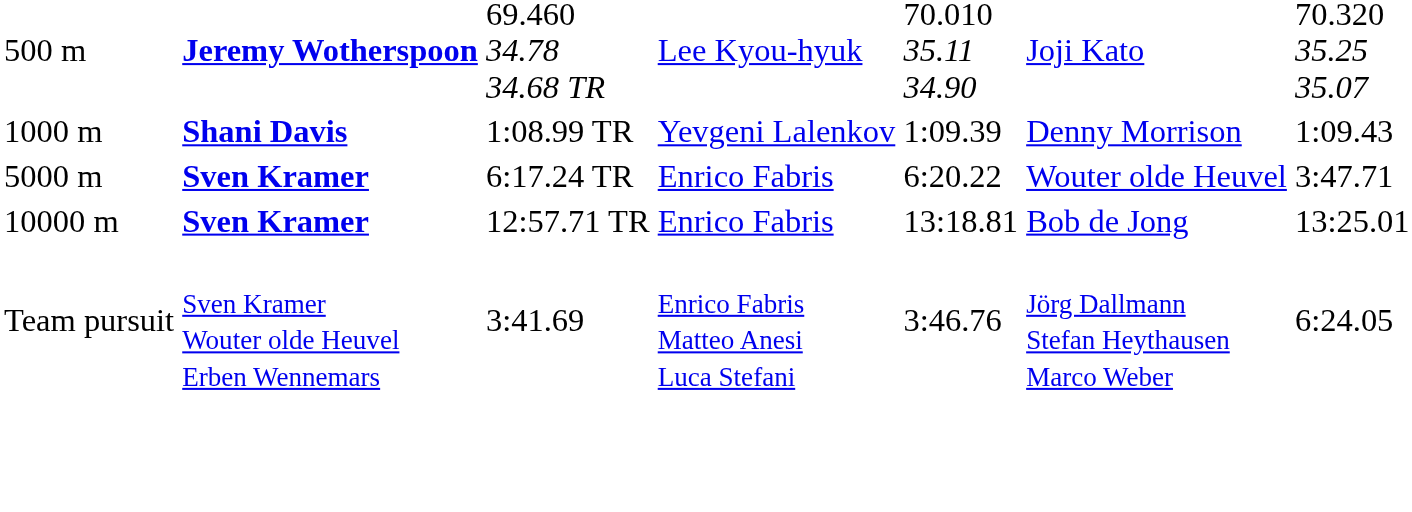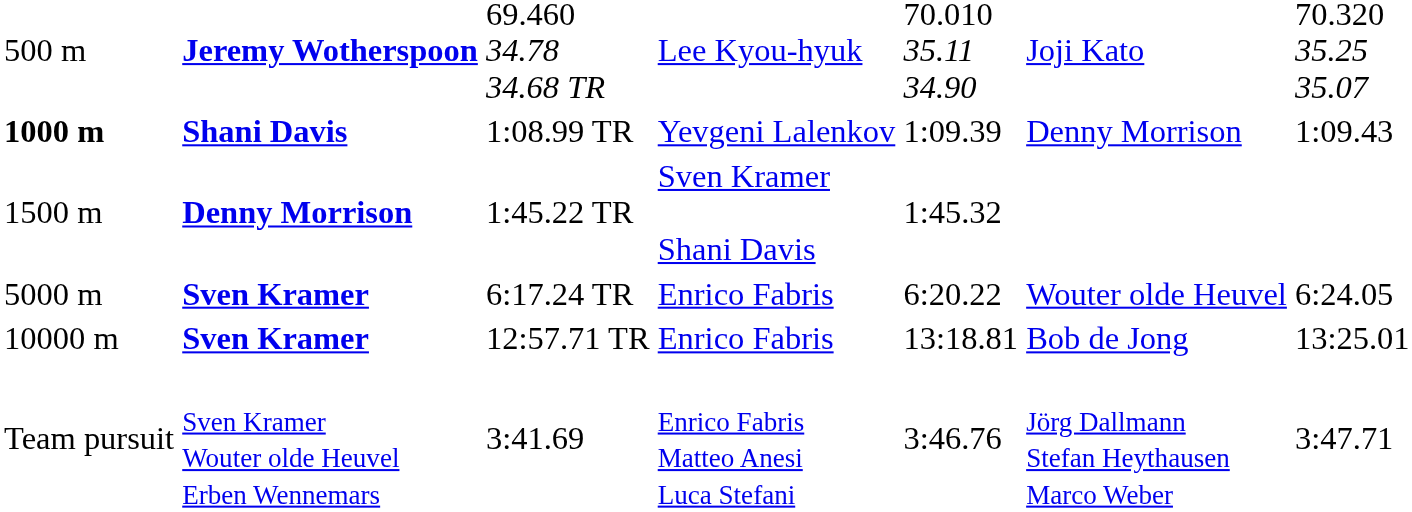(53, 131) normal -> (54, 131) bold
+ row: (560, 212)
(1344, 176) 3:47.71 -> (1344, 293) 6:24.05
(1344, 320) 6:24.05 -> (1344, 438) 3:47.71
